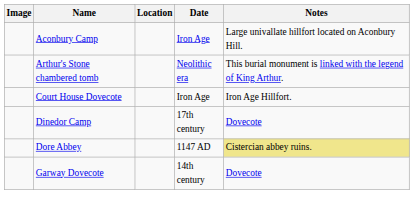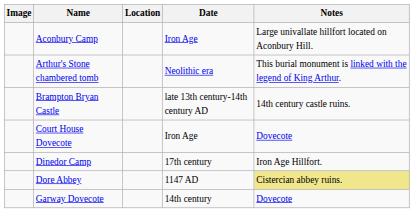+ row: (67, 104)
(259, 97) Iron Age Hillfort. -> (274, 136) Dovecote
(244, 122) Dovecote -> (289, 162) Iron Age Hillfort.
